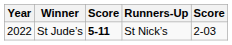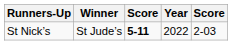columns swapped: (19, 13) <-> (156, 13)
